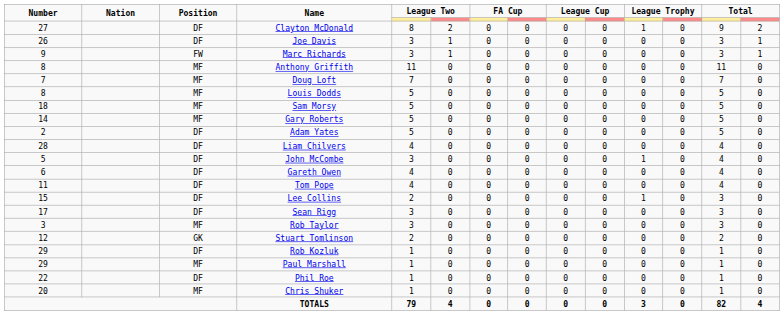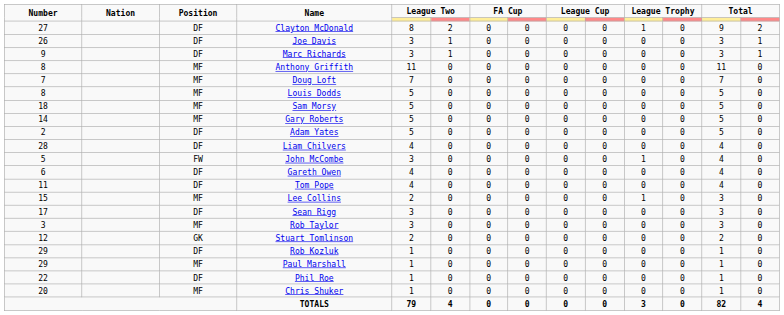(198, 54) FW -> (198, 54) DF
(198, 159) DF -> (198, 159) FW
(198, 199) DF -> (198, 199) MF
